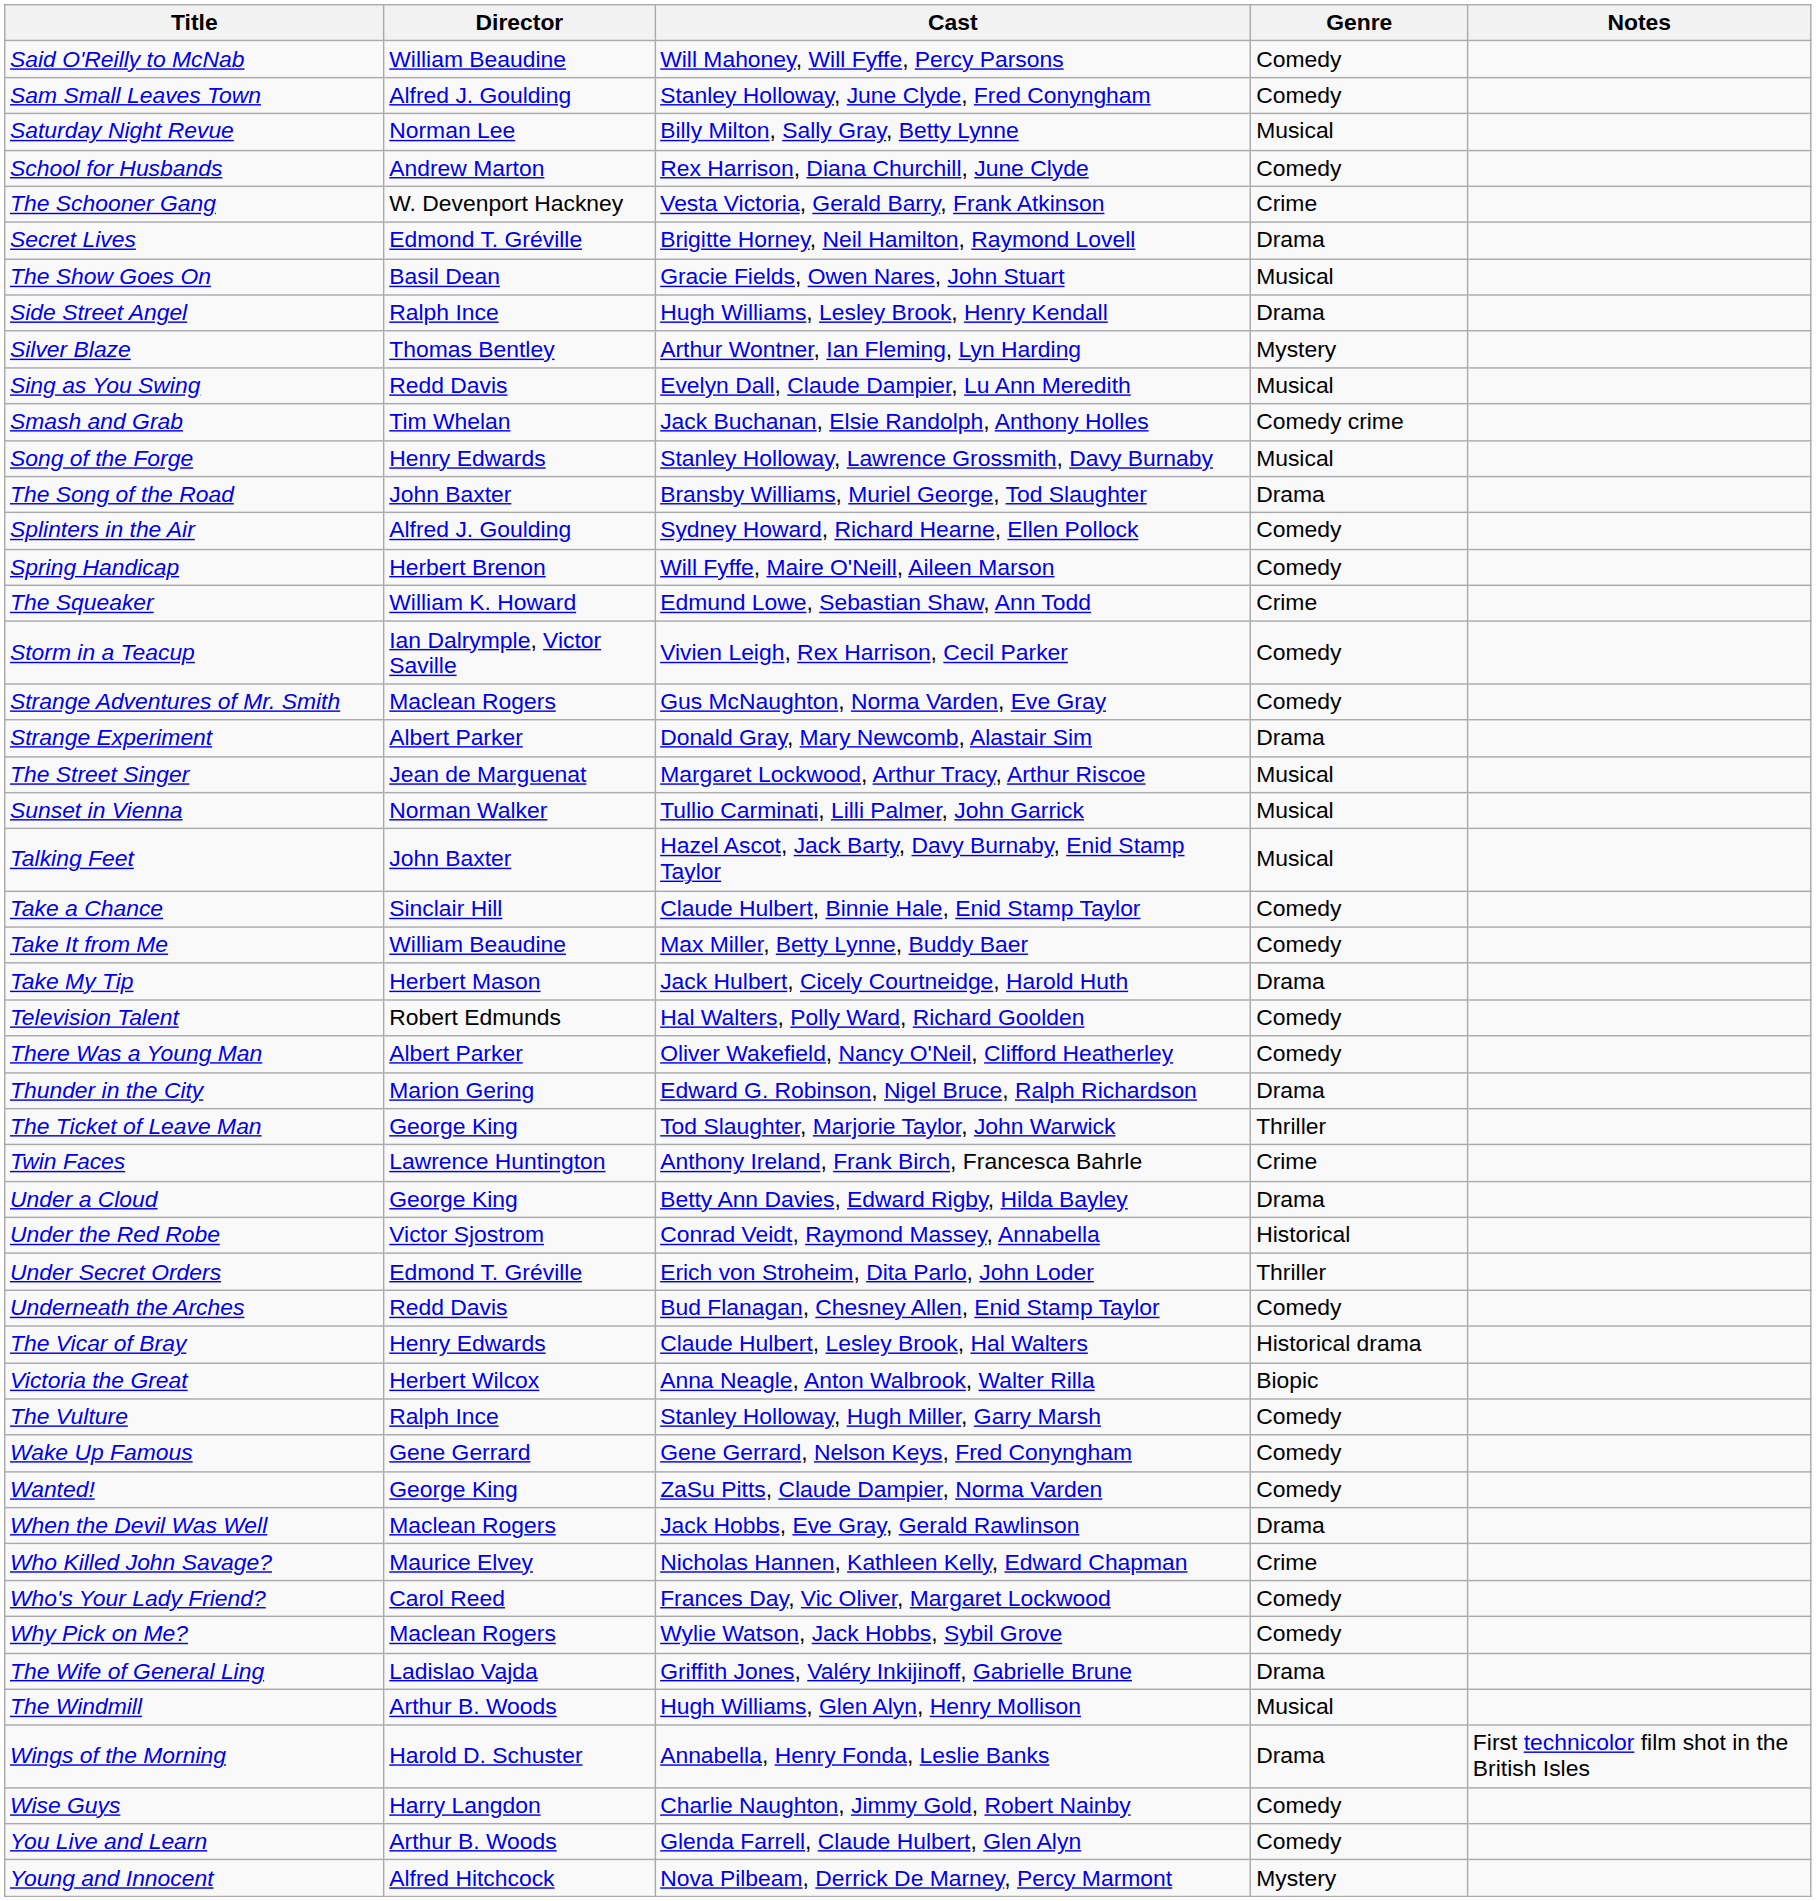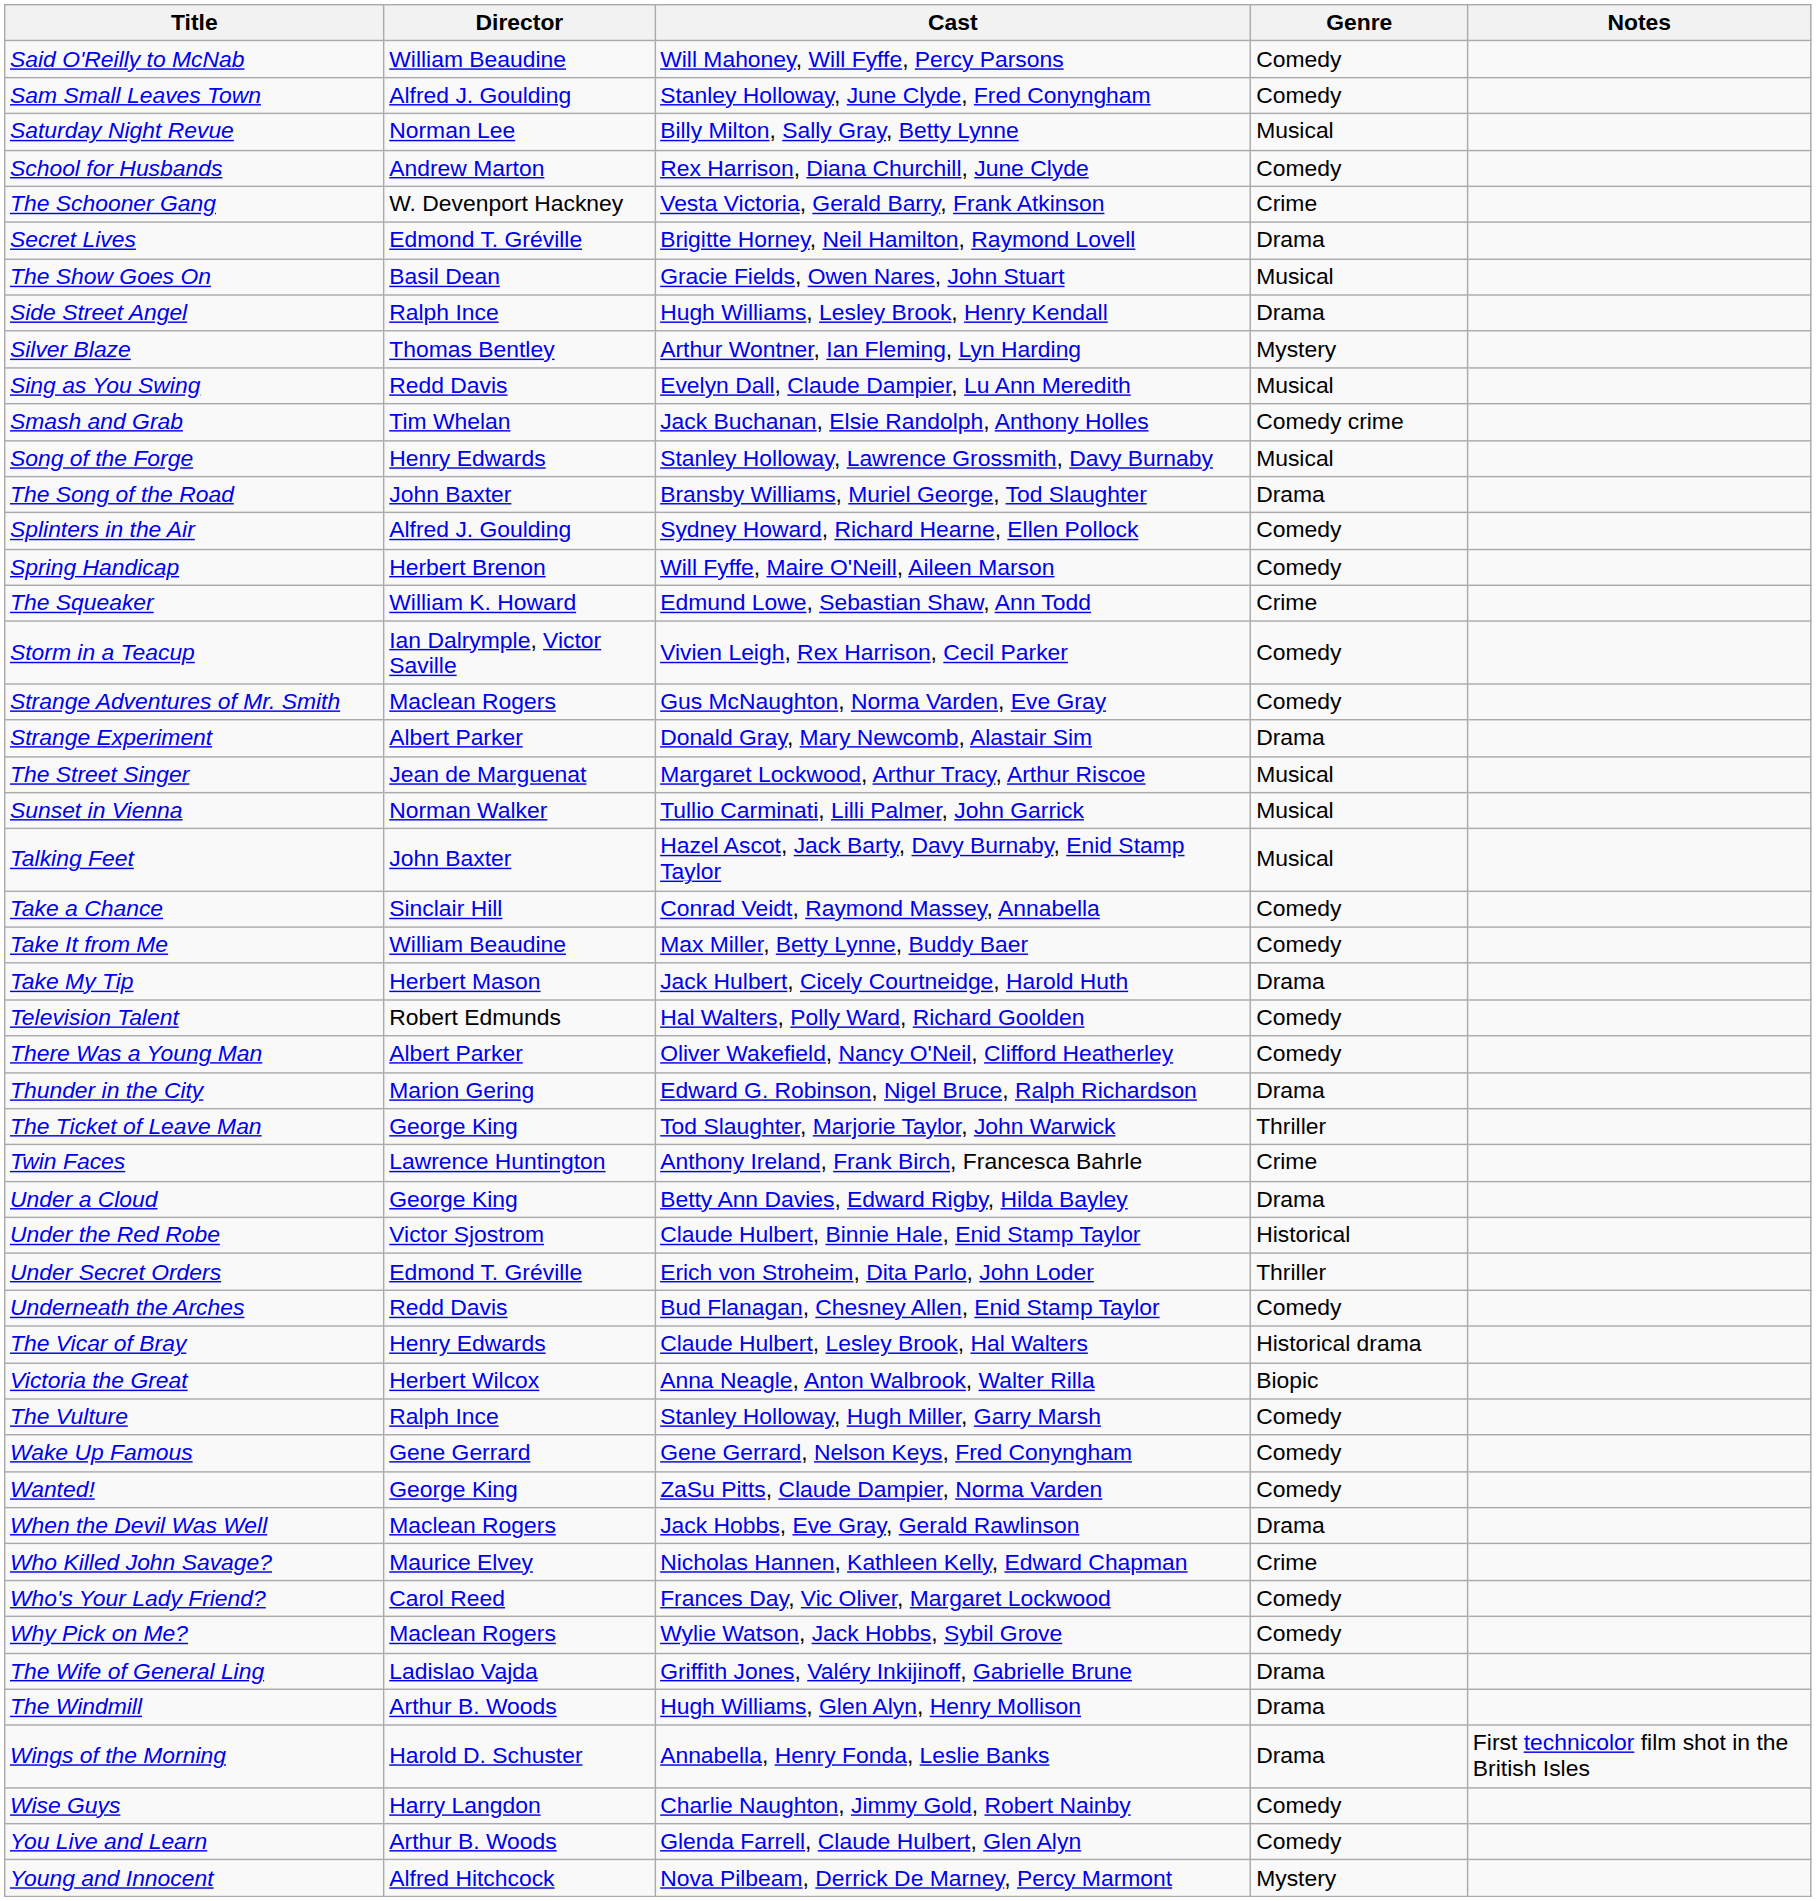(900, 908) Claude Hulbert, Binnie Hale, Enid Stamp Taylor -> (880, 908) Conrad Veidt, Raymond Massey, Annabella
(880, 1235) Conrad Veidt, Raymond Massey, Annabella -> (900, 1235) Claude Hulbert, Binnie Hale, Enid Stamp Taylor
(1295, 1707) Musical -> (1290, 1707) Drama
